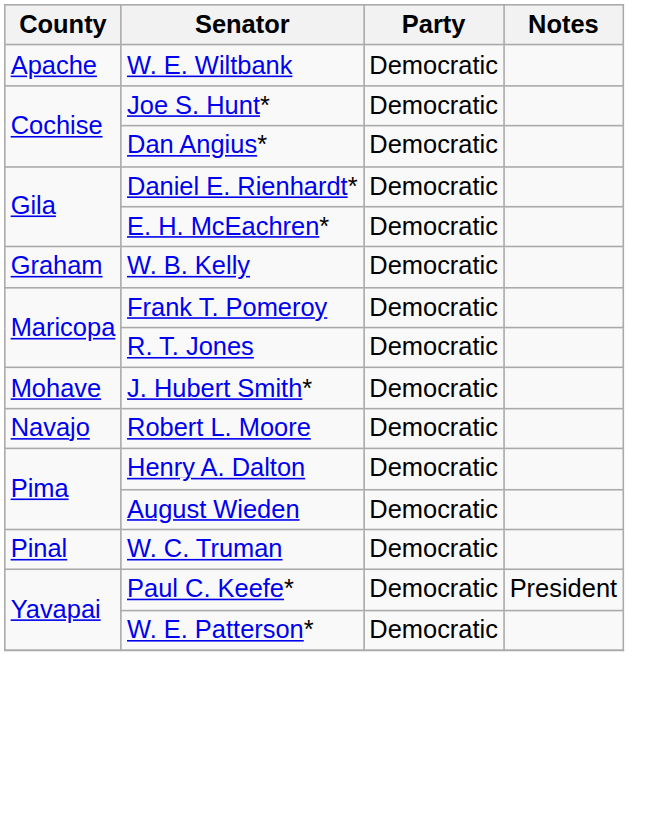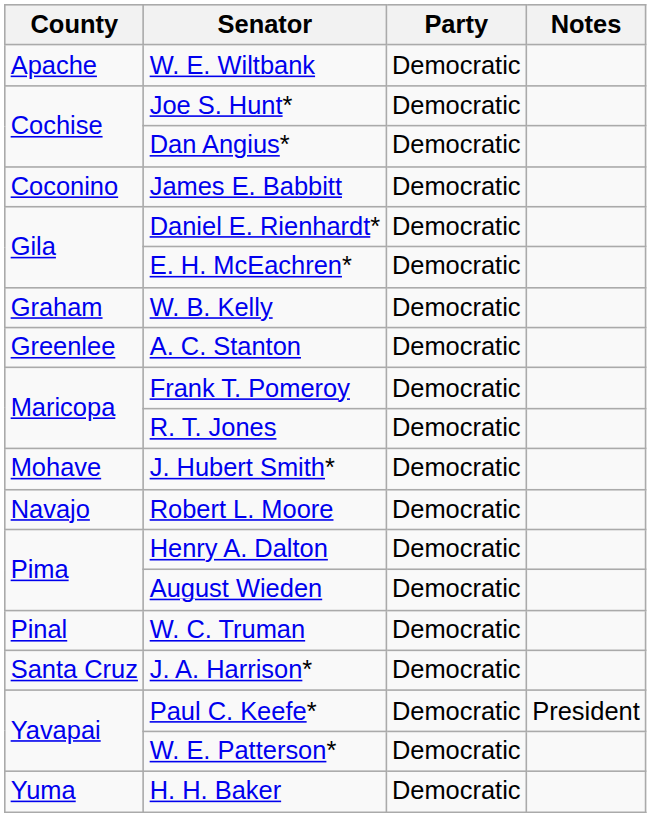+ row: (246, 186)
+ row: (225, 347)
+ row: (231, 670)
+ row: (215, 791)
